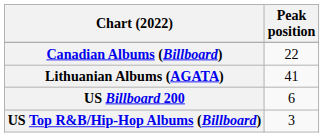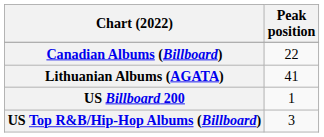(292, 98) 6 -> (292, 98) 1
